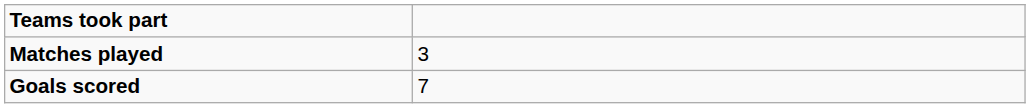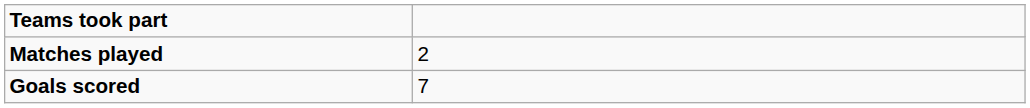(423, 53) 3 -> (423, 53) 2
